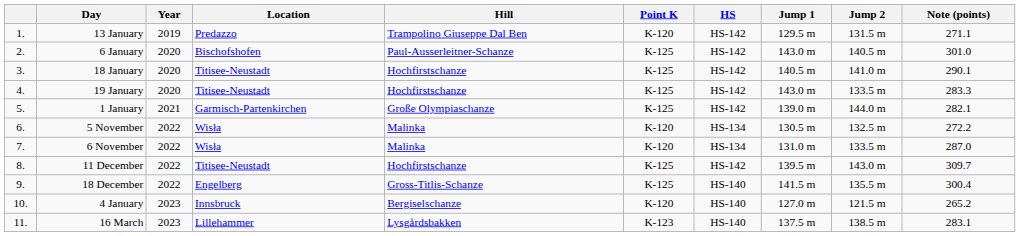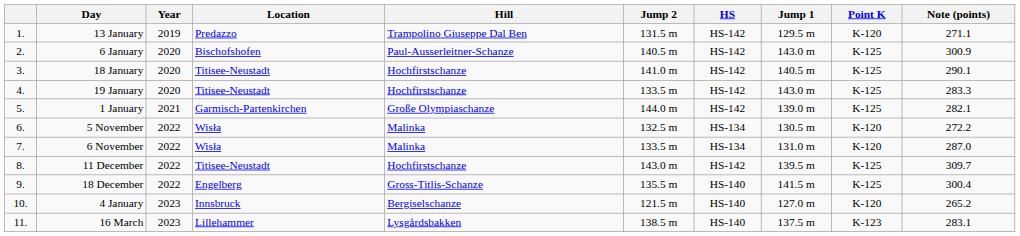columns swapped: (659, 14) <-> (867, 14)
(958, 52) 301.0 -> (958, 52) 300.9
